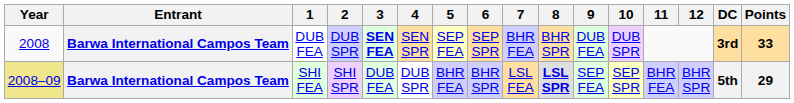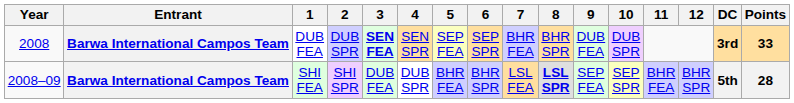(34, 80) khaki background -> (34, 80) no background
(765, 80) 29 -> (765, 80) 28
